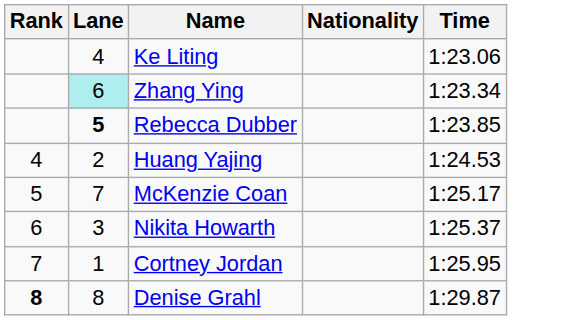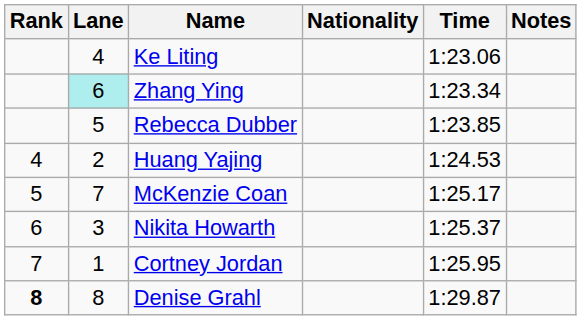+ column: (541, 21)
(98, 125) bold -> (98, 125) normal
